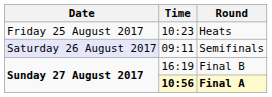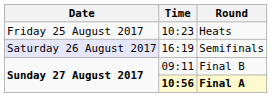(178, 48) 09:11 -> (178, 48) 16:19
(178, 66) 16:19 -> (178, 66) 09:11
